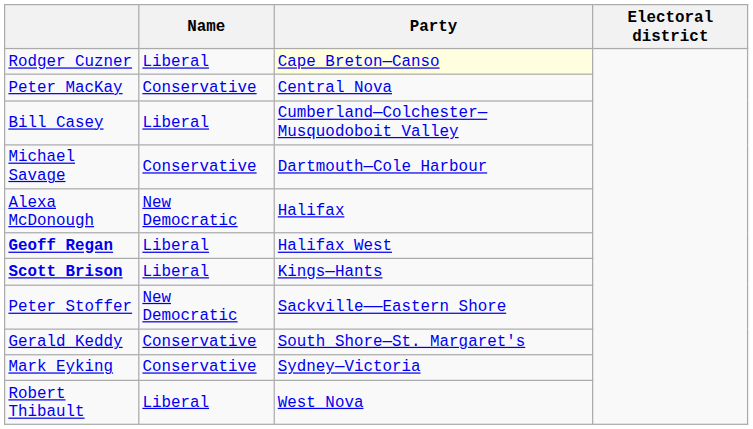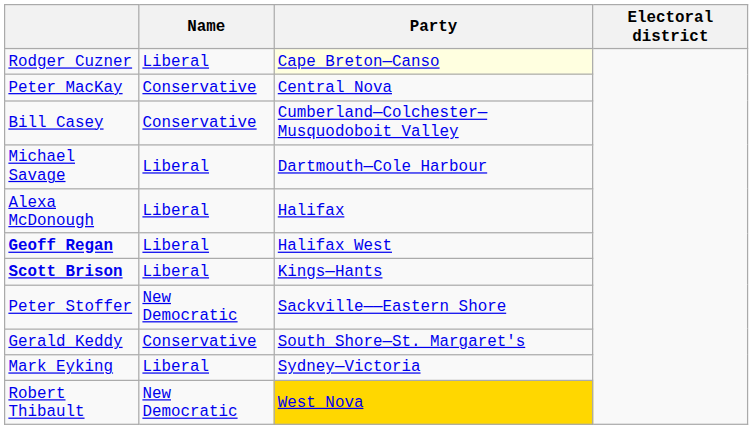(176, 123) Liberal -> (200, 123) Conservative
(200, 167) Conservative -> (176, 167) Liberal
(190, 211) New Democratic -> (176, 211) Liberal
(200, 368) Conservative -> (176, 368) Liberal
(176, 403) Liberal -> (190, 403) New Democratic
(321, 403) no background -> (321, 403) gold background
